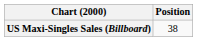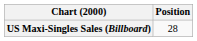(173, 28) 38 -> (173, 28) 28
